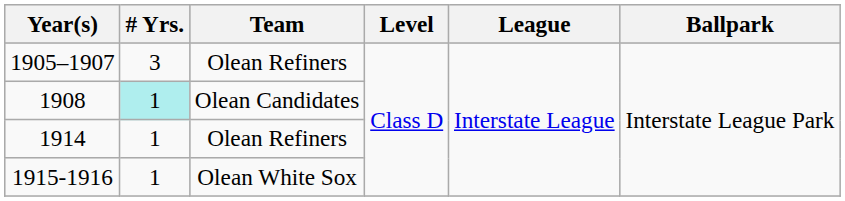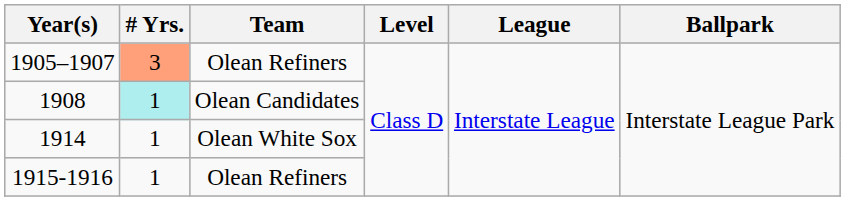(155, 62) no background -> (155, 62) lightsalmon background
(277, 138) Olean Refiners -> (277, 138) Olean White Sox
(277, 177) Olean White Sox -> (277, 177) Olean Refiners
